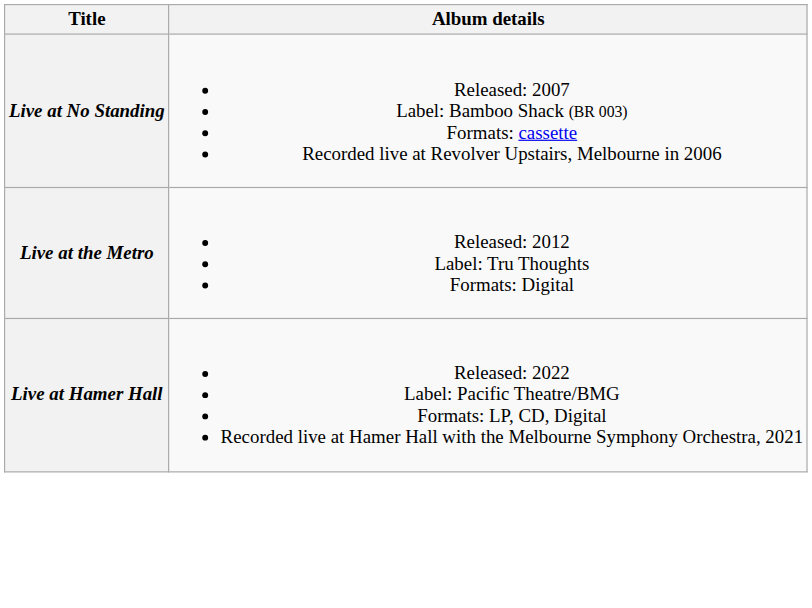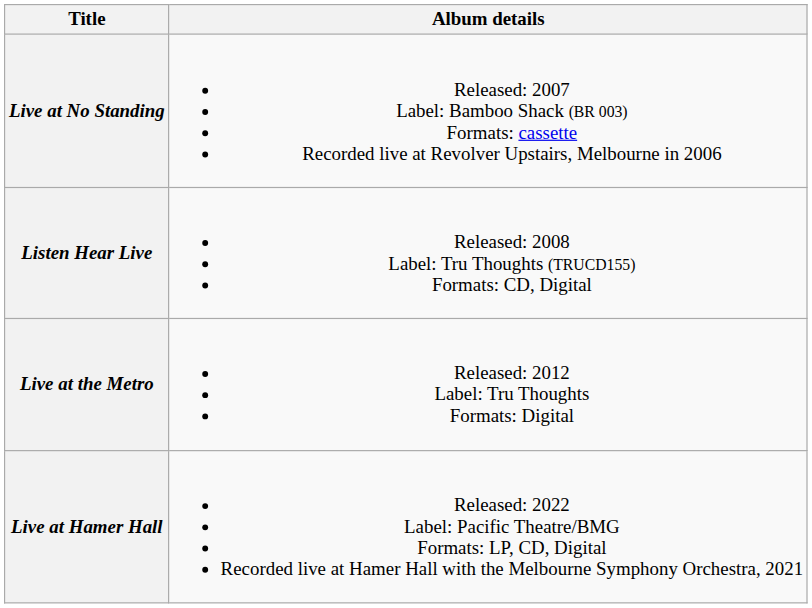+ row: (87, 252)
